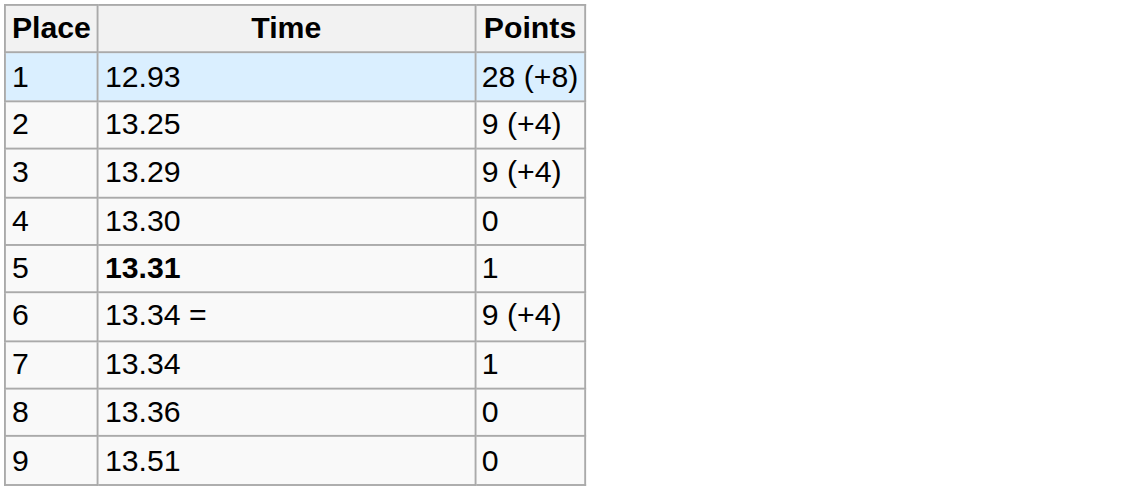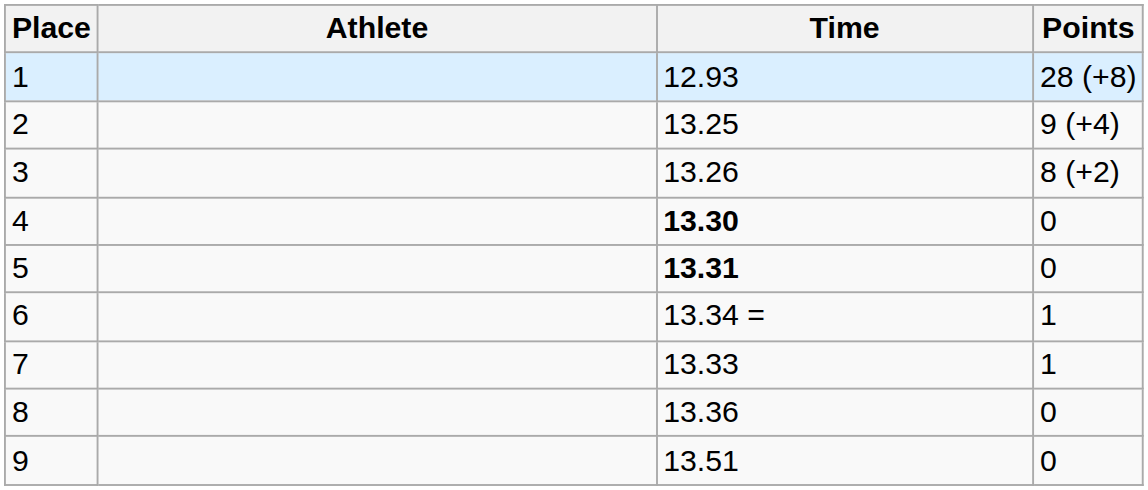+ column: (377, 28)
(143, 172) 13.29 -> (701, 172) 13.26
(522, 172) 9 (+4) -> (1080, 172) 8 (+2)
(143, 220) normal -> (701, 220) bold
(490, 268) 1 -> (1048, 268) 0
(522, 316) 9 (+4) -> (1048, 316) 1
(143, 364) 13.34 -> (701, 364) 13.33
